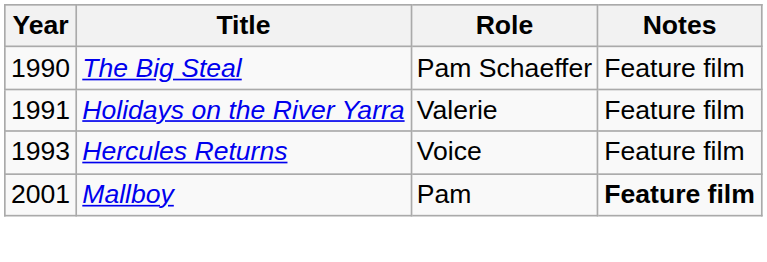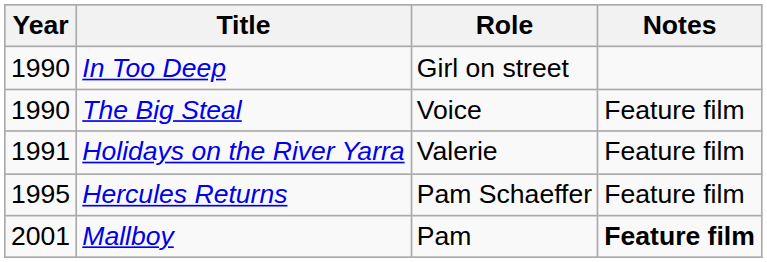+ row: (154, 67)
(504, 67) Pam Schaeffer -> (449, 109) Voice
(40, 151) 1993 -> (40, 194) 1995
(449, 151) Voice -> (504, 194) Pam Schaeffer
